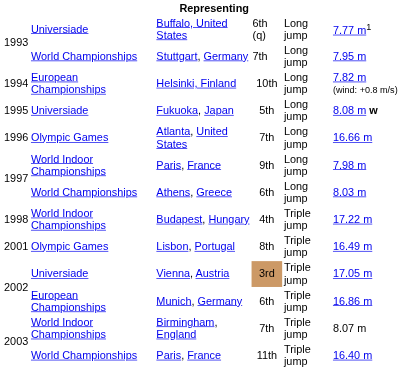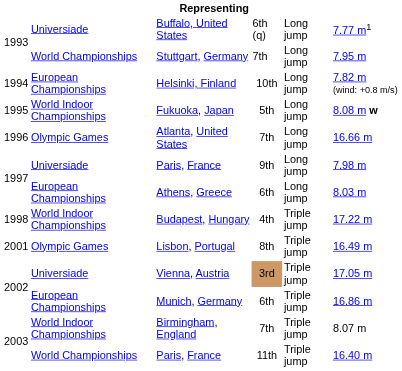(60, 110) Universiade -> (68, 110) World Indoor Championships
(68, 165) World Indoor Championships -> (60, 165) Universiade
(84, 192) World Championships -> (68, 192) European Championships
